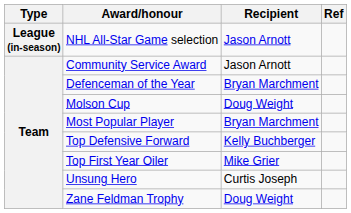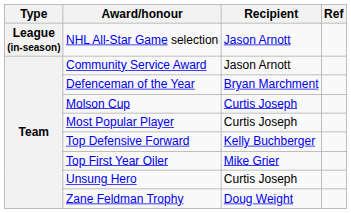(258, 103) Doug Weight -> (260, 103) Curtis Joseph
(271, 122) Bryan Marchment -> (260, 122) Curtis Joseph
